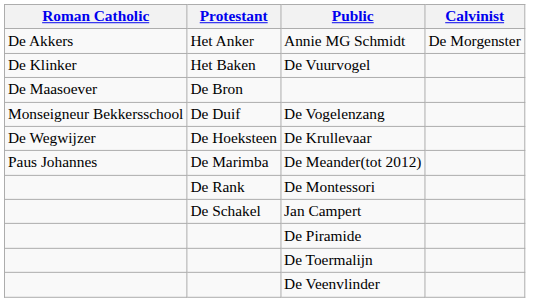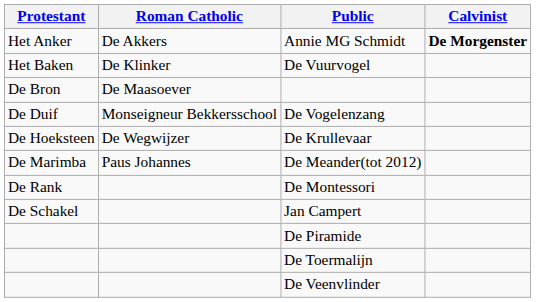columns swapped: (96, 16) <-> (234, 16)
(475, 41) normal -> (478, 41) bold
